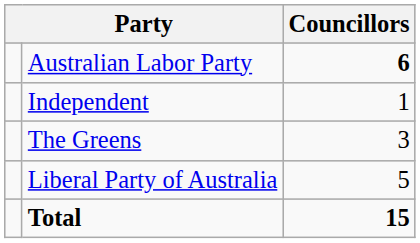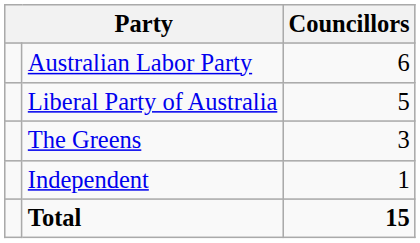(404, 62) bold -> (404, 62) normal
rows swapped: (153, 179) <-> (88, 101)
